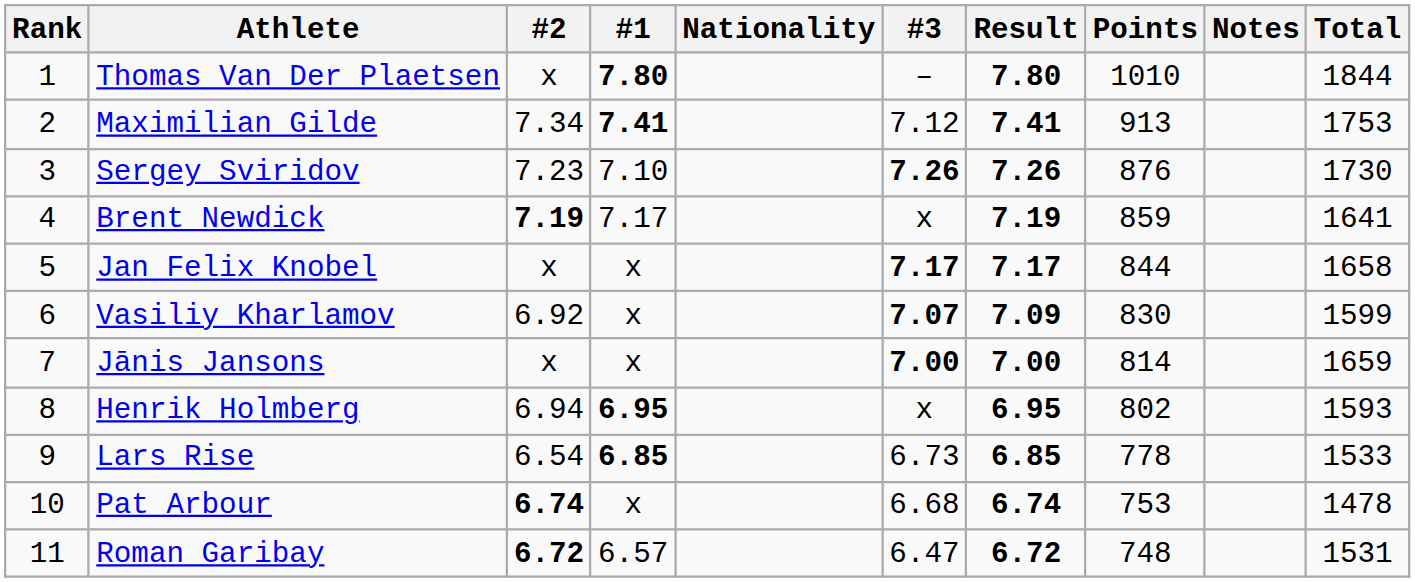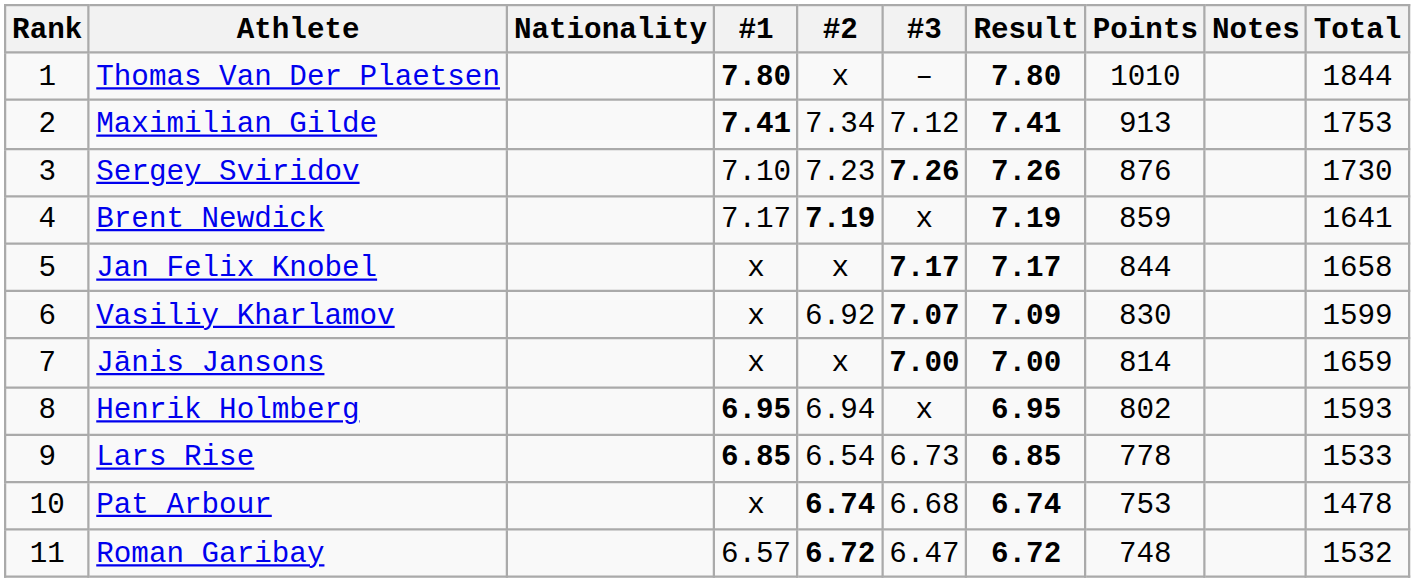columns swapped: (779, 29) <-> (549, 29)
(1358, 553) 1531 -> (1358, 553) 1532
